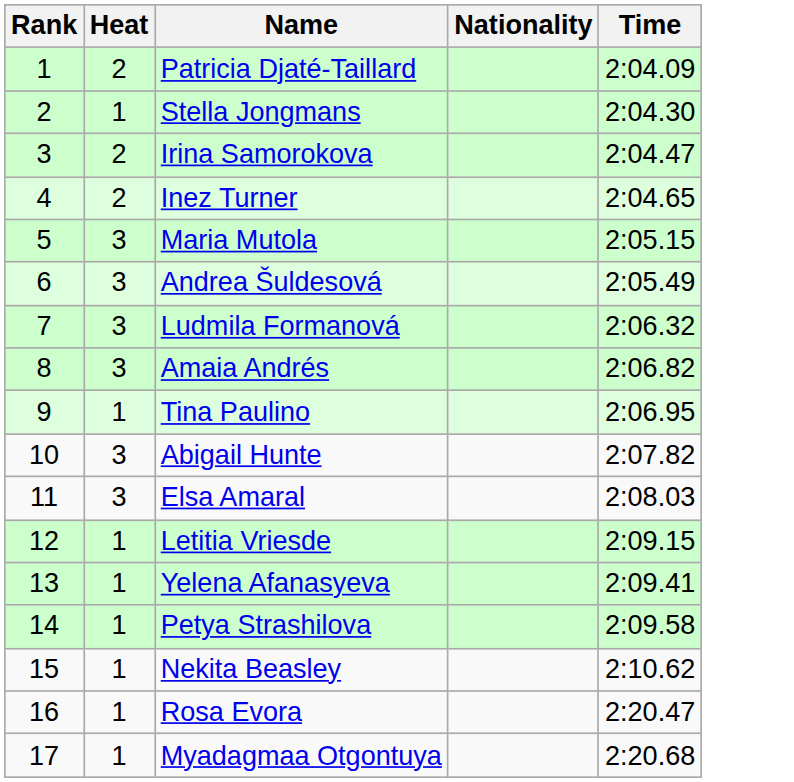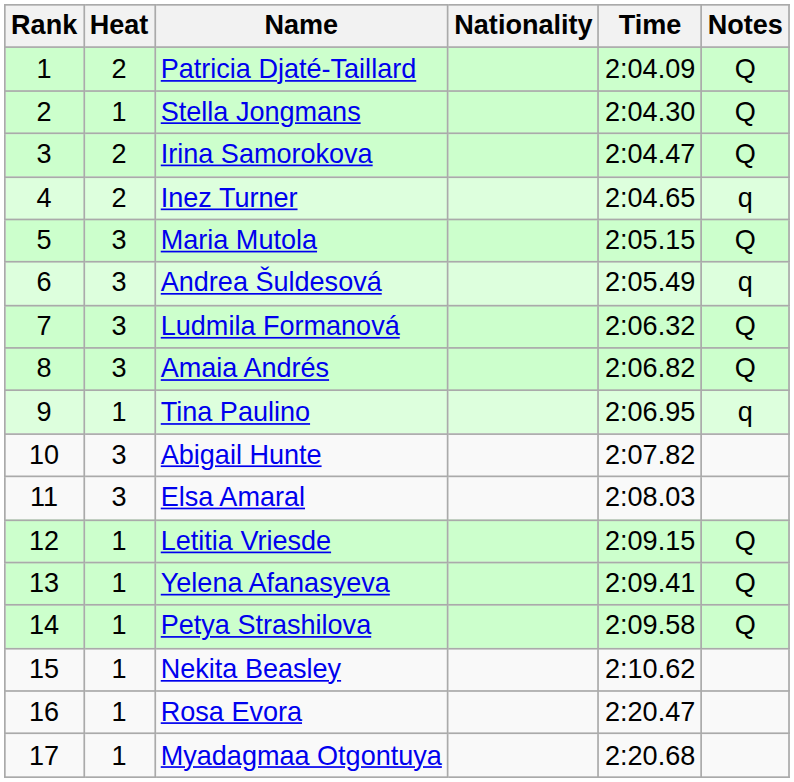+ column: (745, 25)
